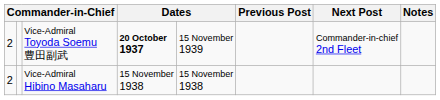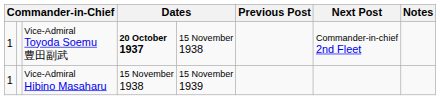(10, 43) 2 -> (10, 43) 1
(206, 44) 15 November 1939 -> (206, 44) 15 November 1938
(10, 80) 2 -> (10, 80) 1
(206, 80) 15 November 1938 -> (206, 80) 15 November 1939
